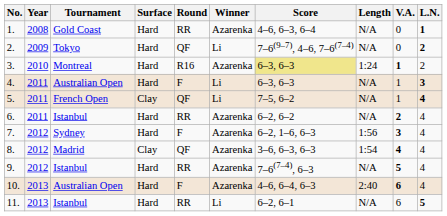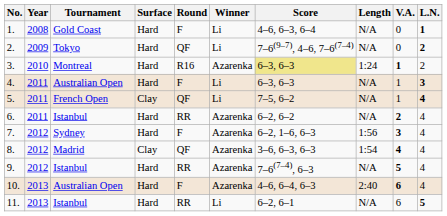(184, 29) RR -> (180, 29) F
(232, 29) Azarenka -> (217, 29) Li
